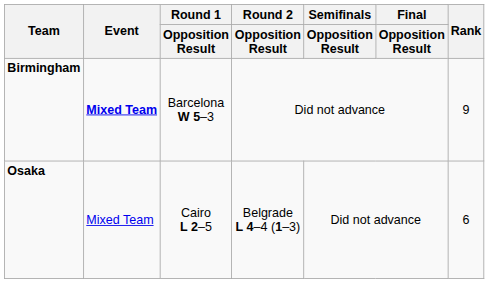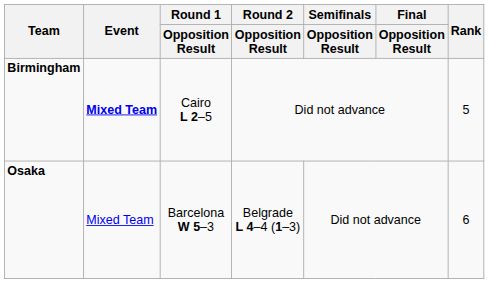(196, 110) Barcelona W 5–3 -> (196, 110) Cairo L 2–5
(466, 110) 9 -> (466, 110) 5
(196, 220) Cairo L 2–5 -> (196, 220) Barcelona W 5–3
